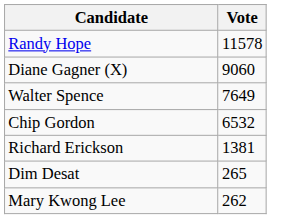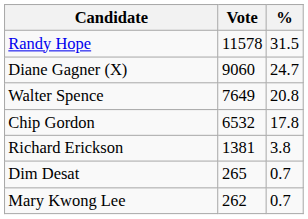+ column: (285, 17)
